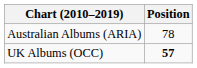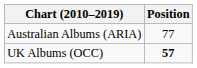(168, 33) 78 -> (168, 33) 77
